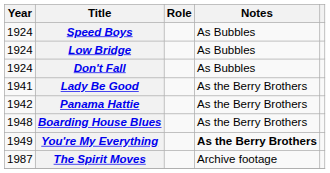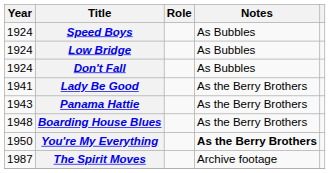(20, 104) 1942 -> (20, 104) 1943
(20, 141) 1949 -> (20, 141) 1950
